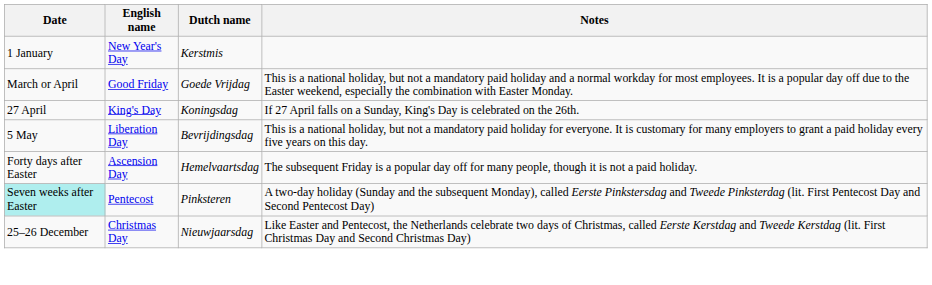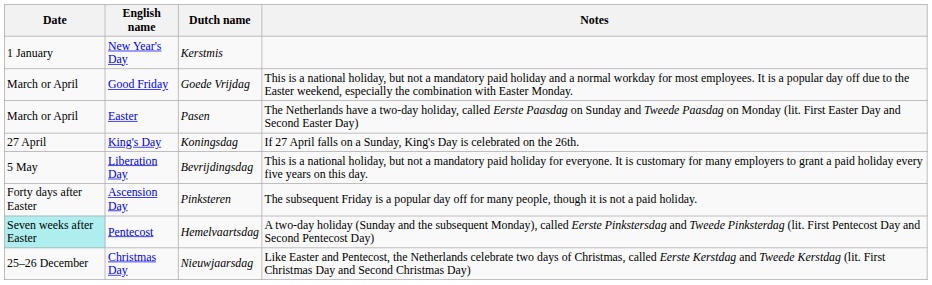+ row: (123, 116)
(220, 167) Hemelvaartsdag -> (206, 199) Pinksteren
(206, 199) Pinksteren -> (220, 231) Hemelvaartsdag
